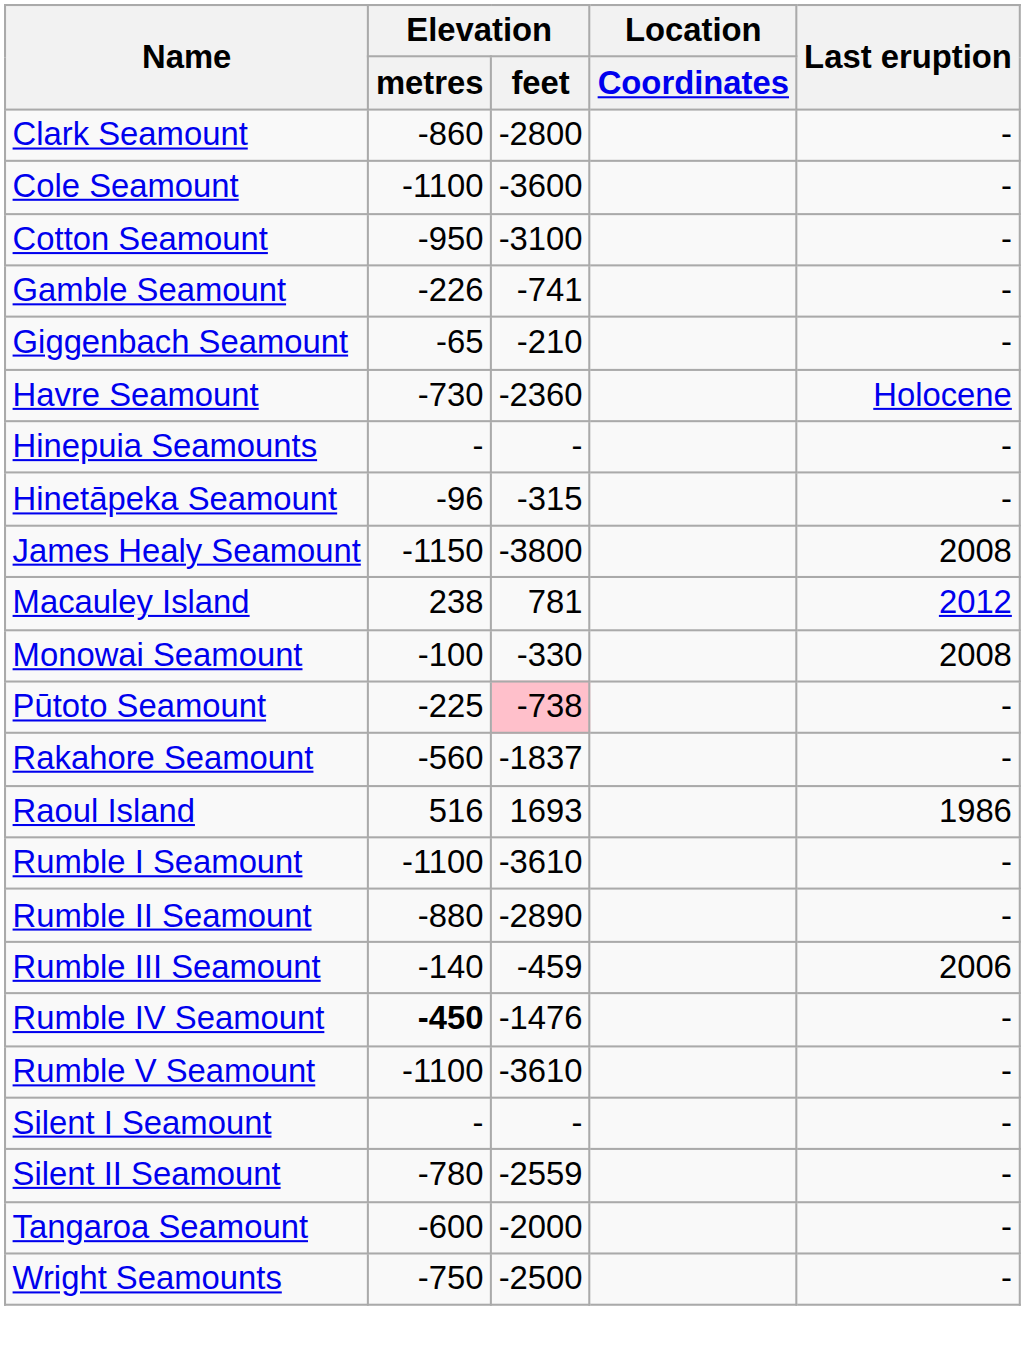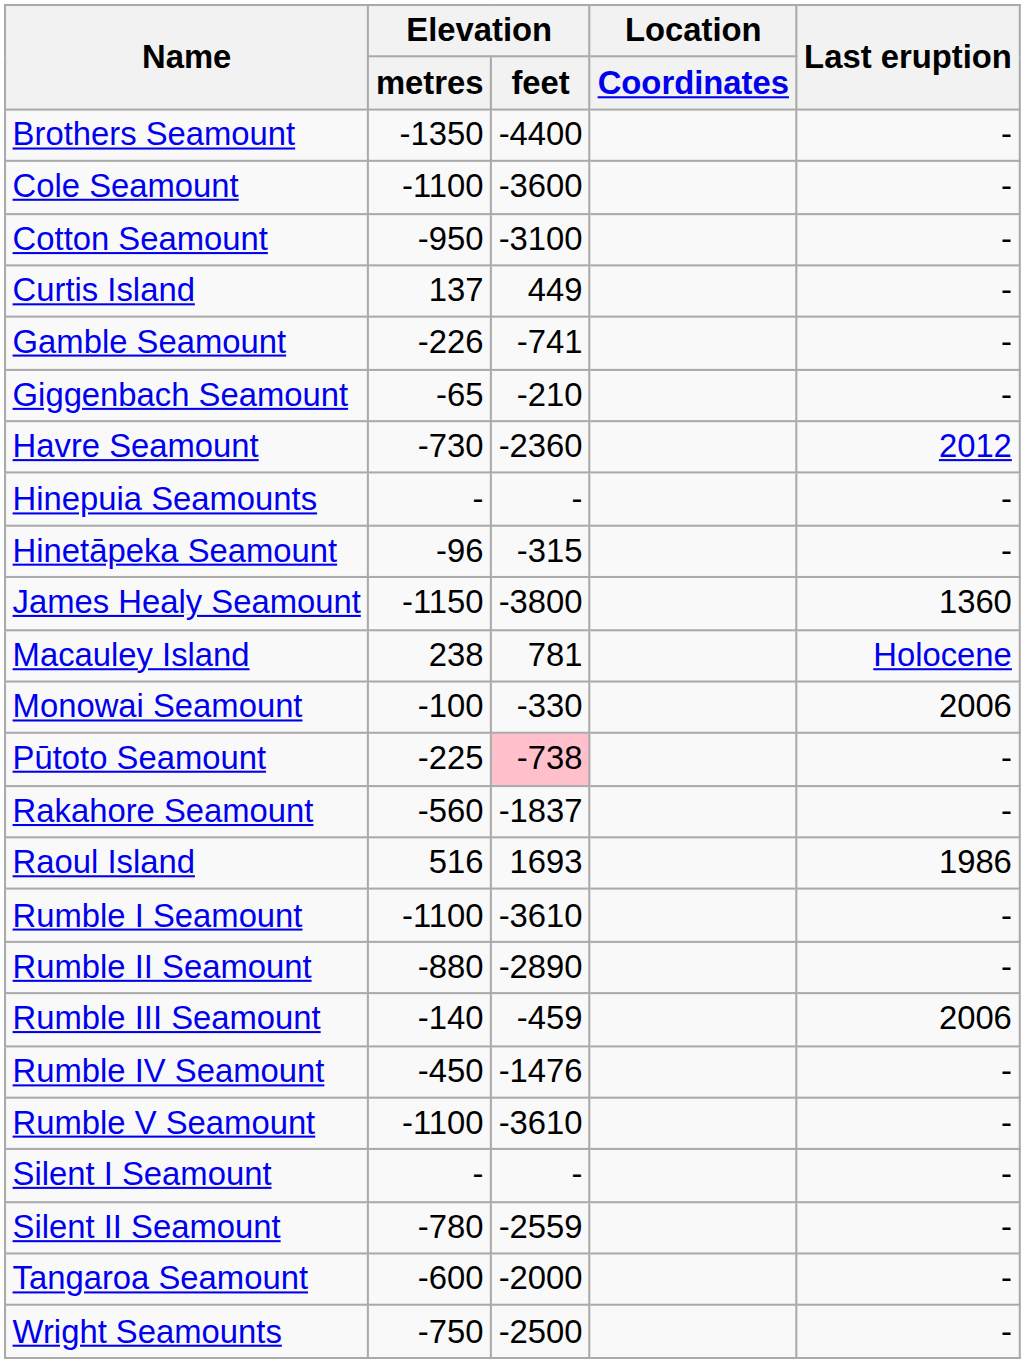+ row: (154, 134)
- row: (130, 134)
+ row: (104, 290)
(943, 394) Holocene -> (975, 446) 2012
(975, 550) 2008 -> (975, 602) 1360
(975, 602) 2012 -> (943, 654) Holocene
(975, 654) 2008 -> (975, 706) 2006
(451, 1018) bold -> (451, 1070) normal
